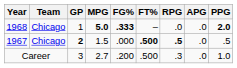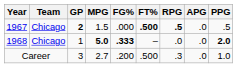rows swapped: (17, 41) <-> (17, 27)
